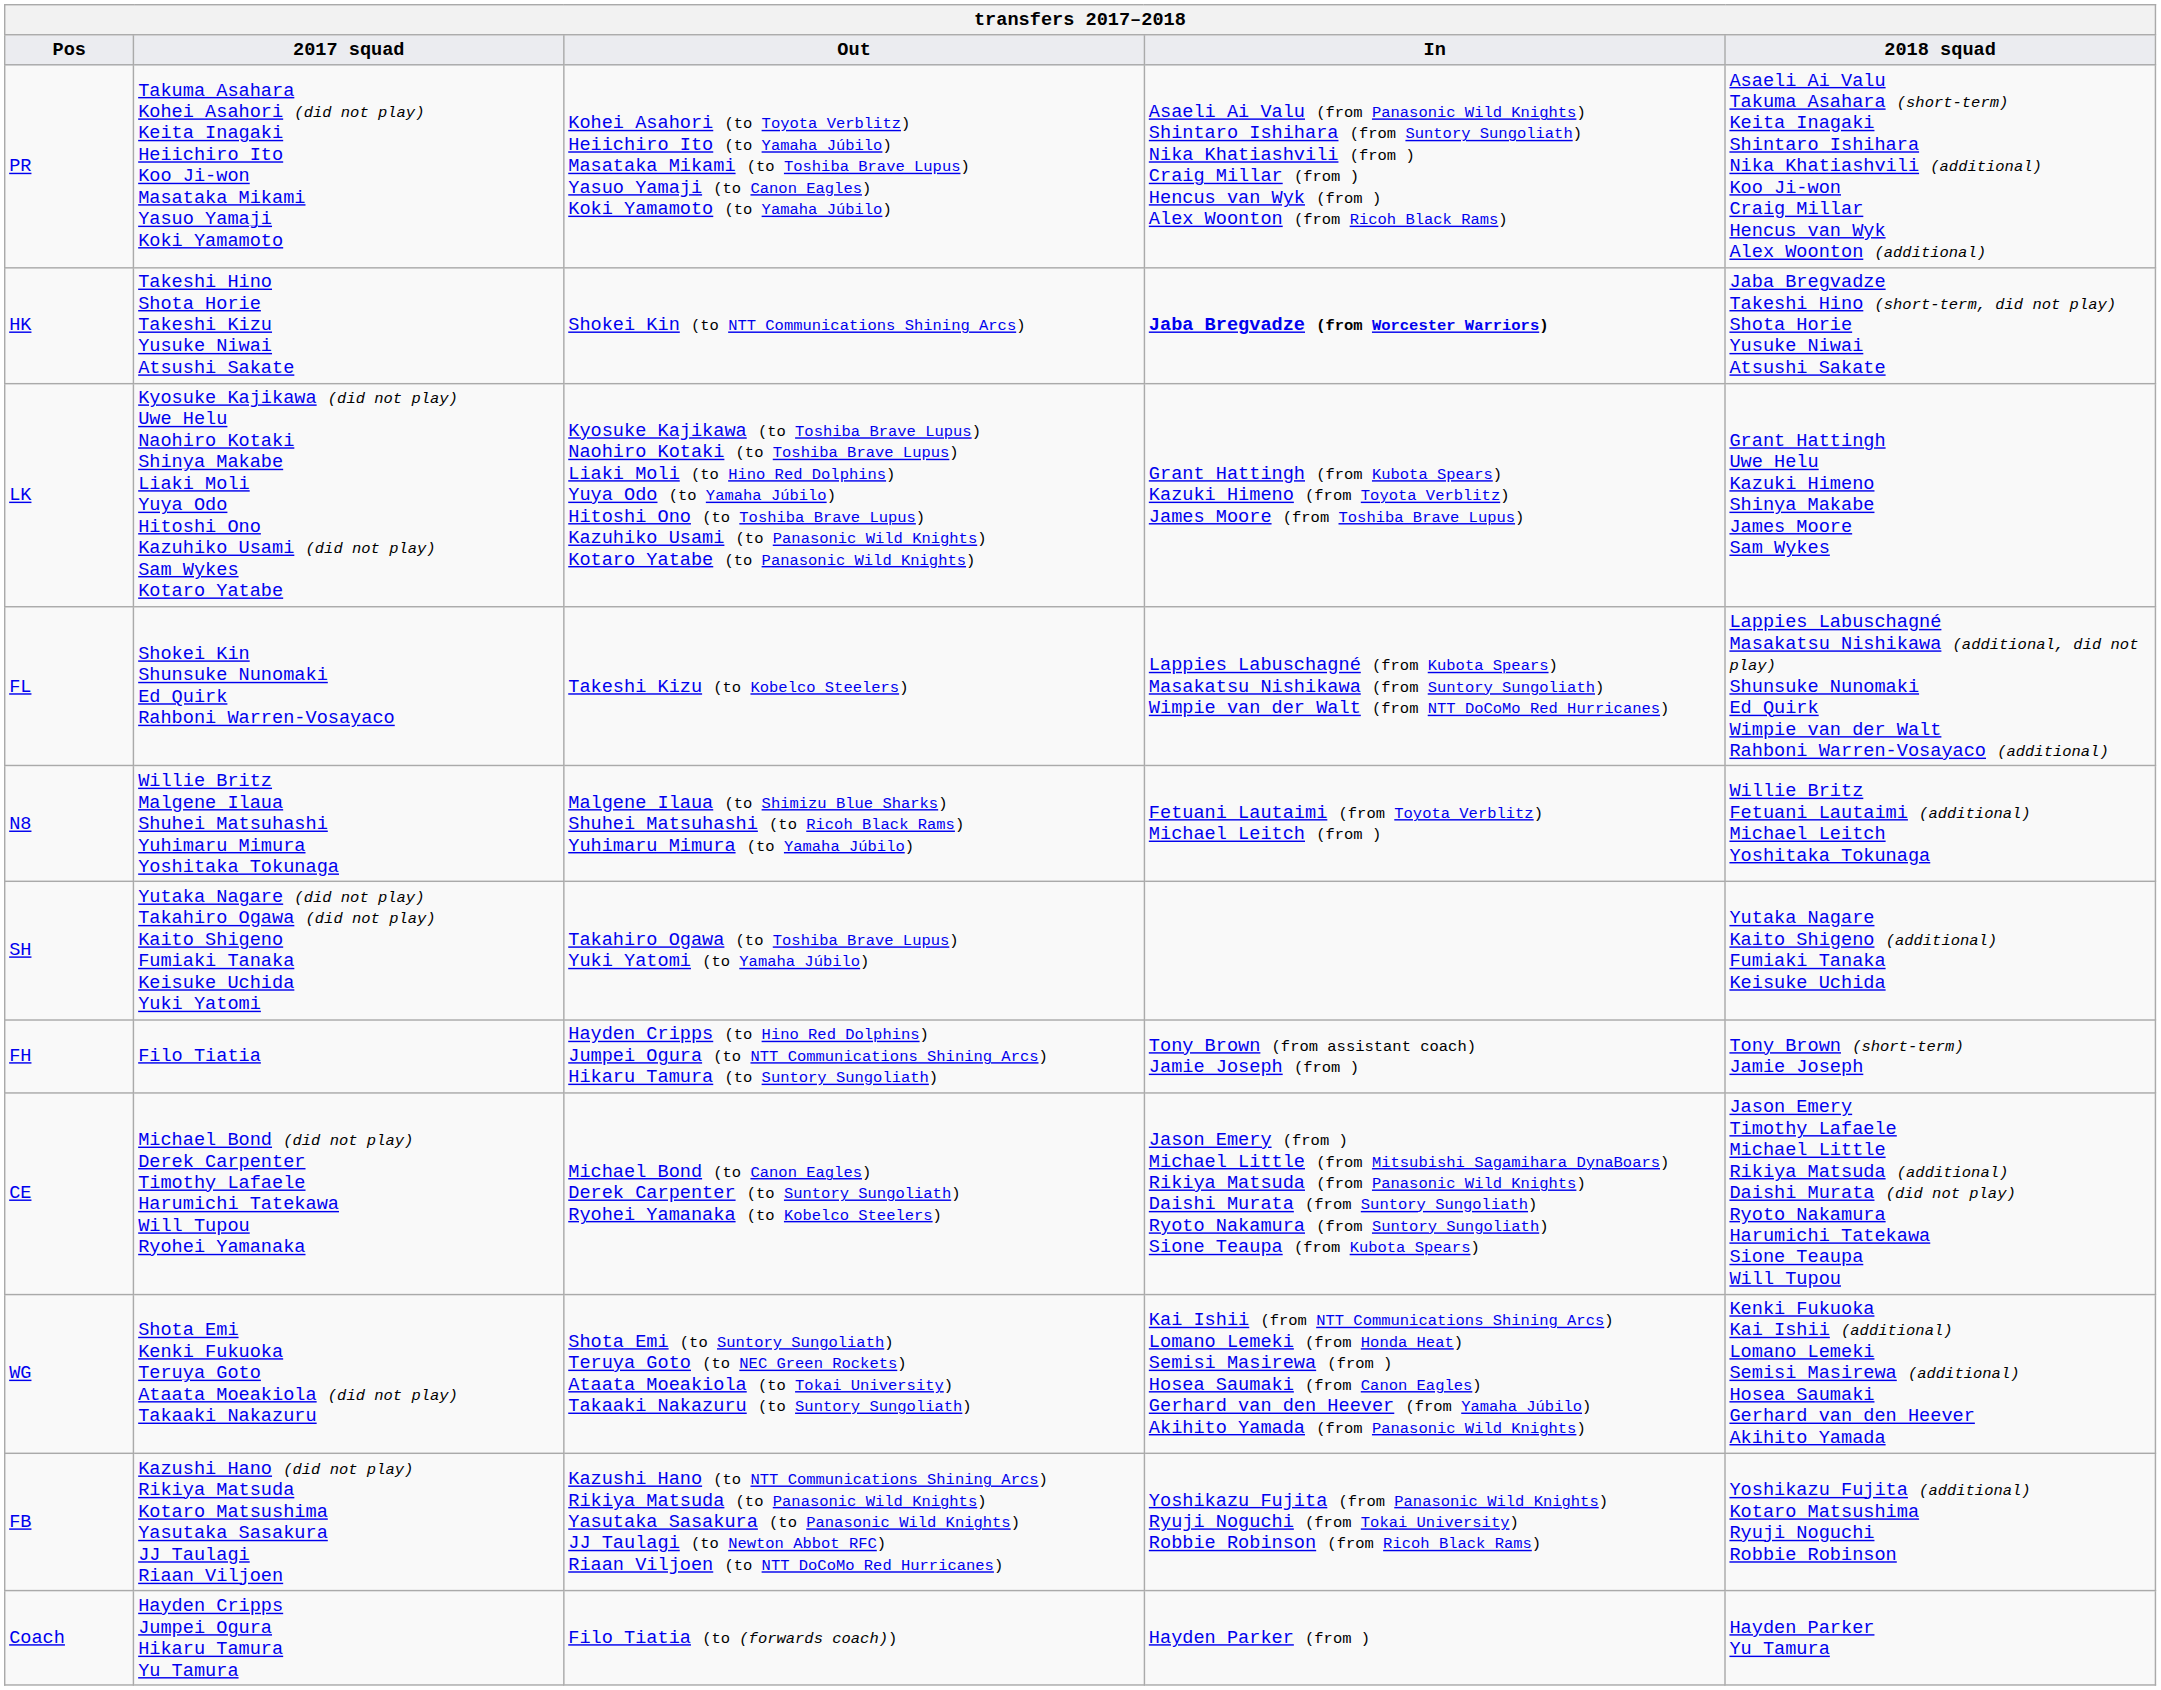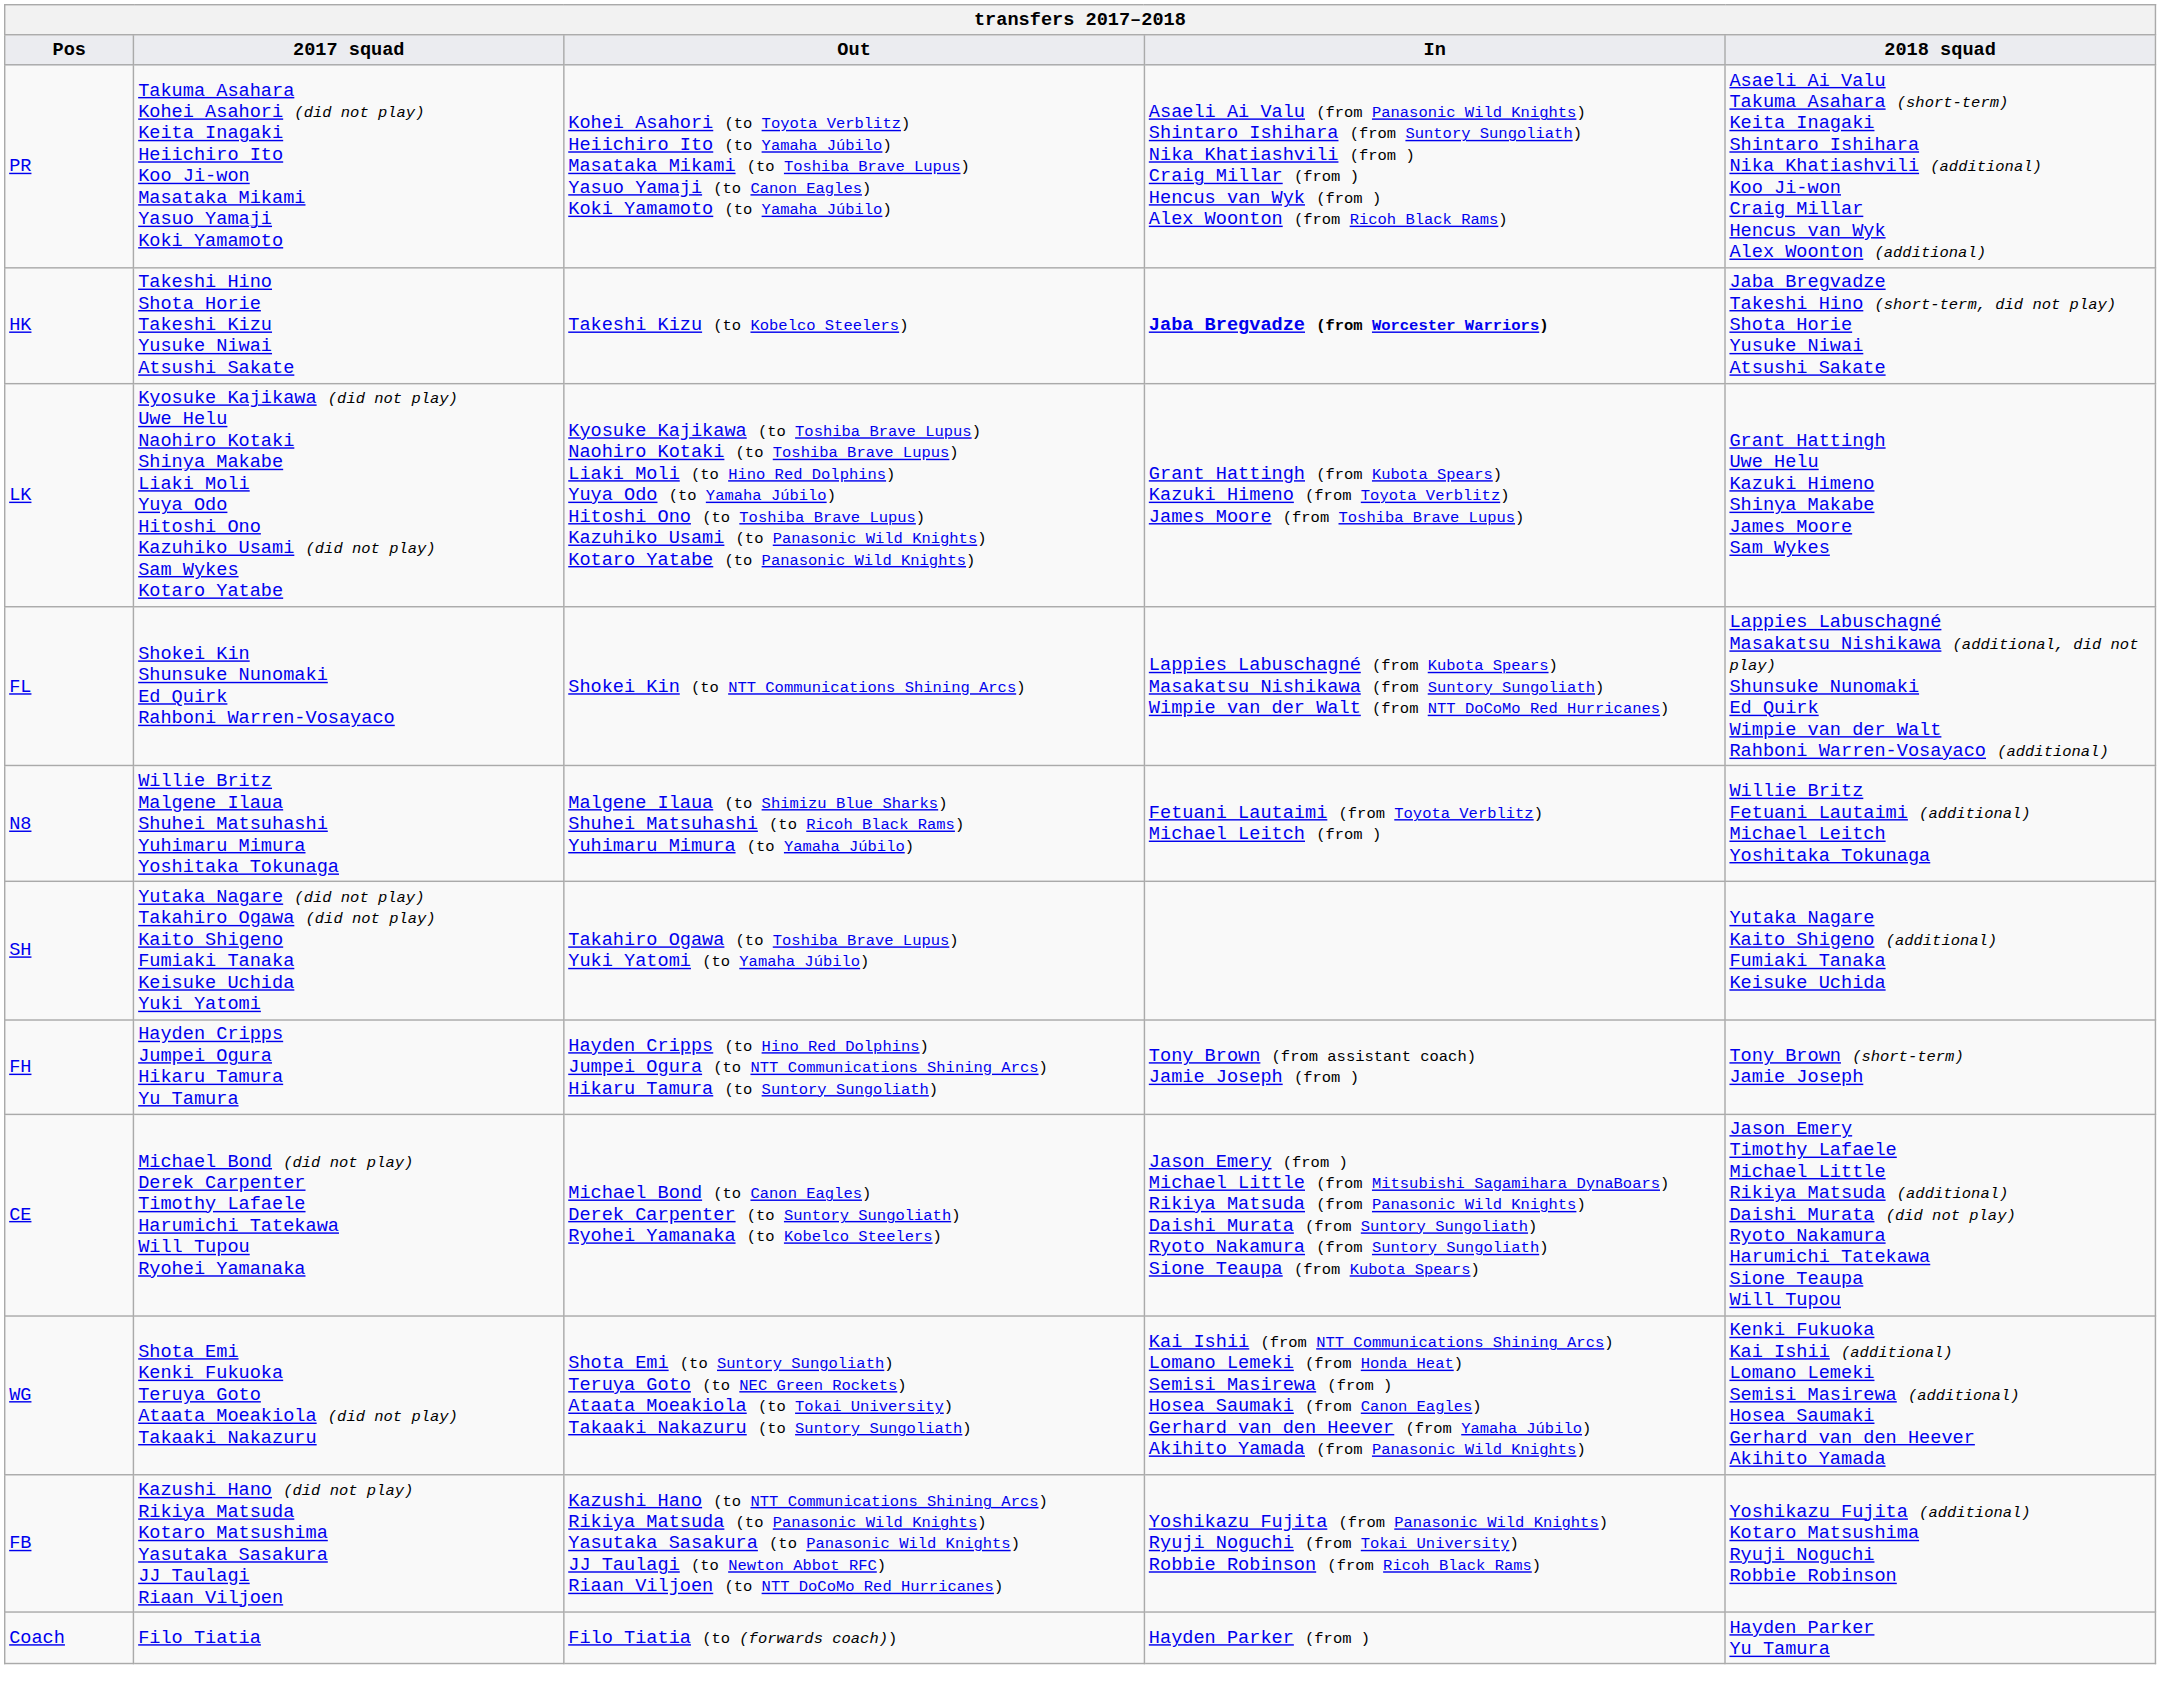(797, 325) Shokei Kin (to NTT Communications Shining Arcs) -> (738, 325) Takeshi Kizu (to Kobelco Steelers)
(738, 686) Takeshi Kizu (to Kobelco Steelers) -> (797, 686) Shokei Kin (to NTT Communications Shining Arcs)
(200, 1056) Filo Tiatia -> (211, 1067) Hayden Cripps Jumpei Ogura Hikaru Tamura Yu Tamura
(211, 1638) Hayden Cripps Jumpei Ogura Hikaru Tamura Yu Tamura -> (200, 1638) Filo Tiatia
